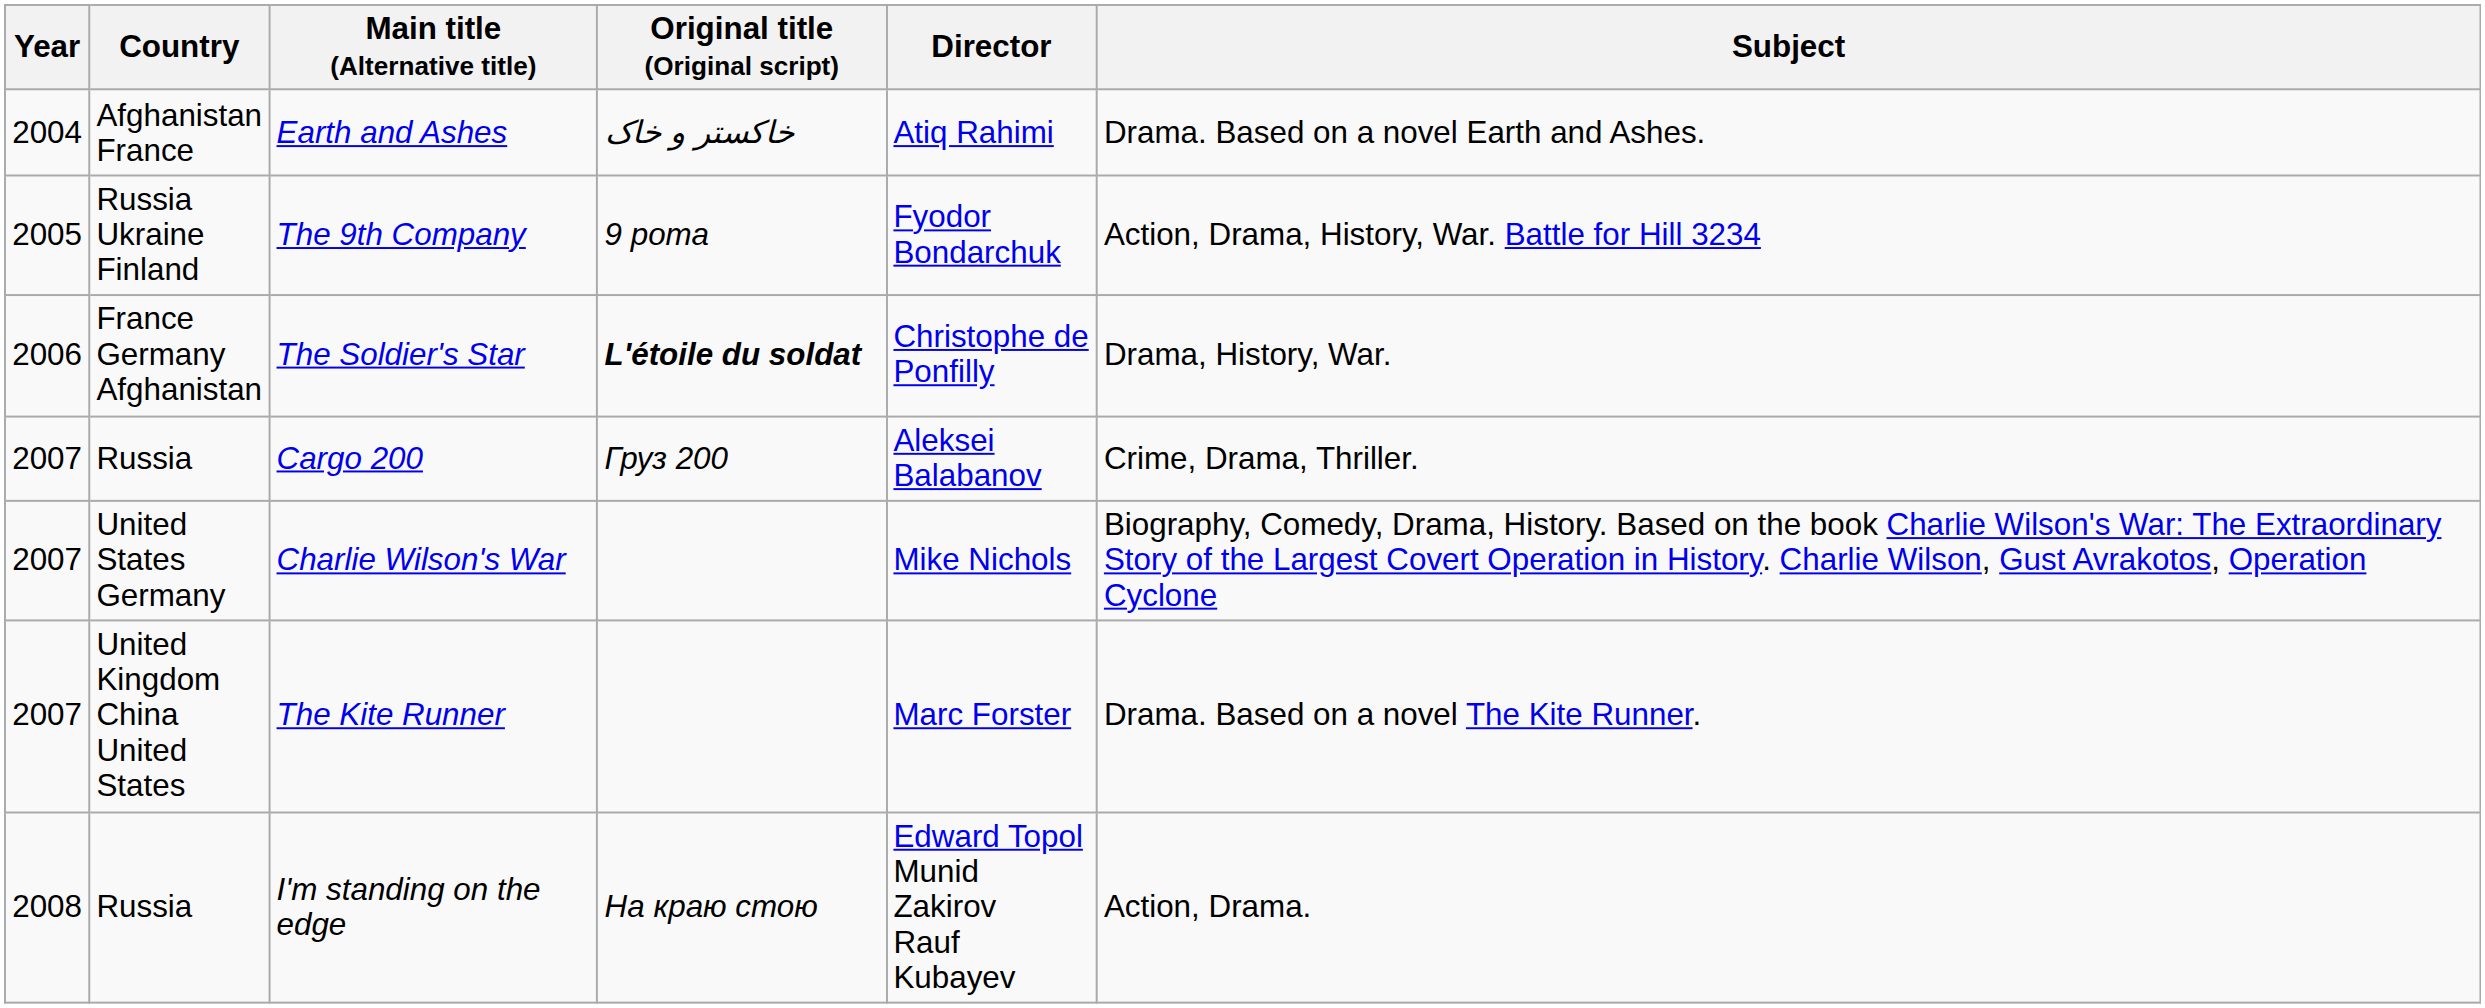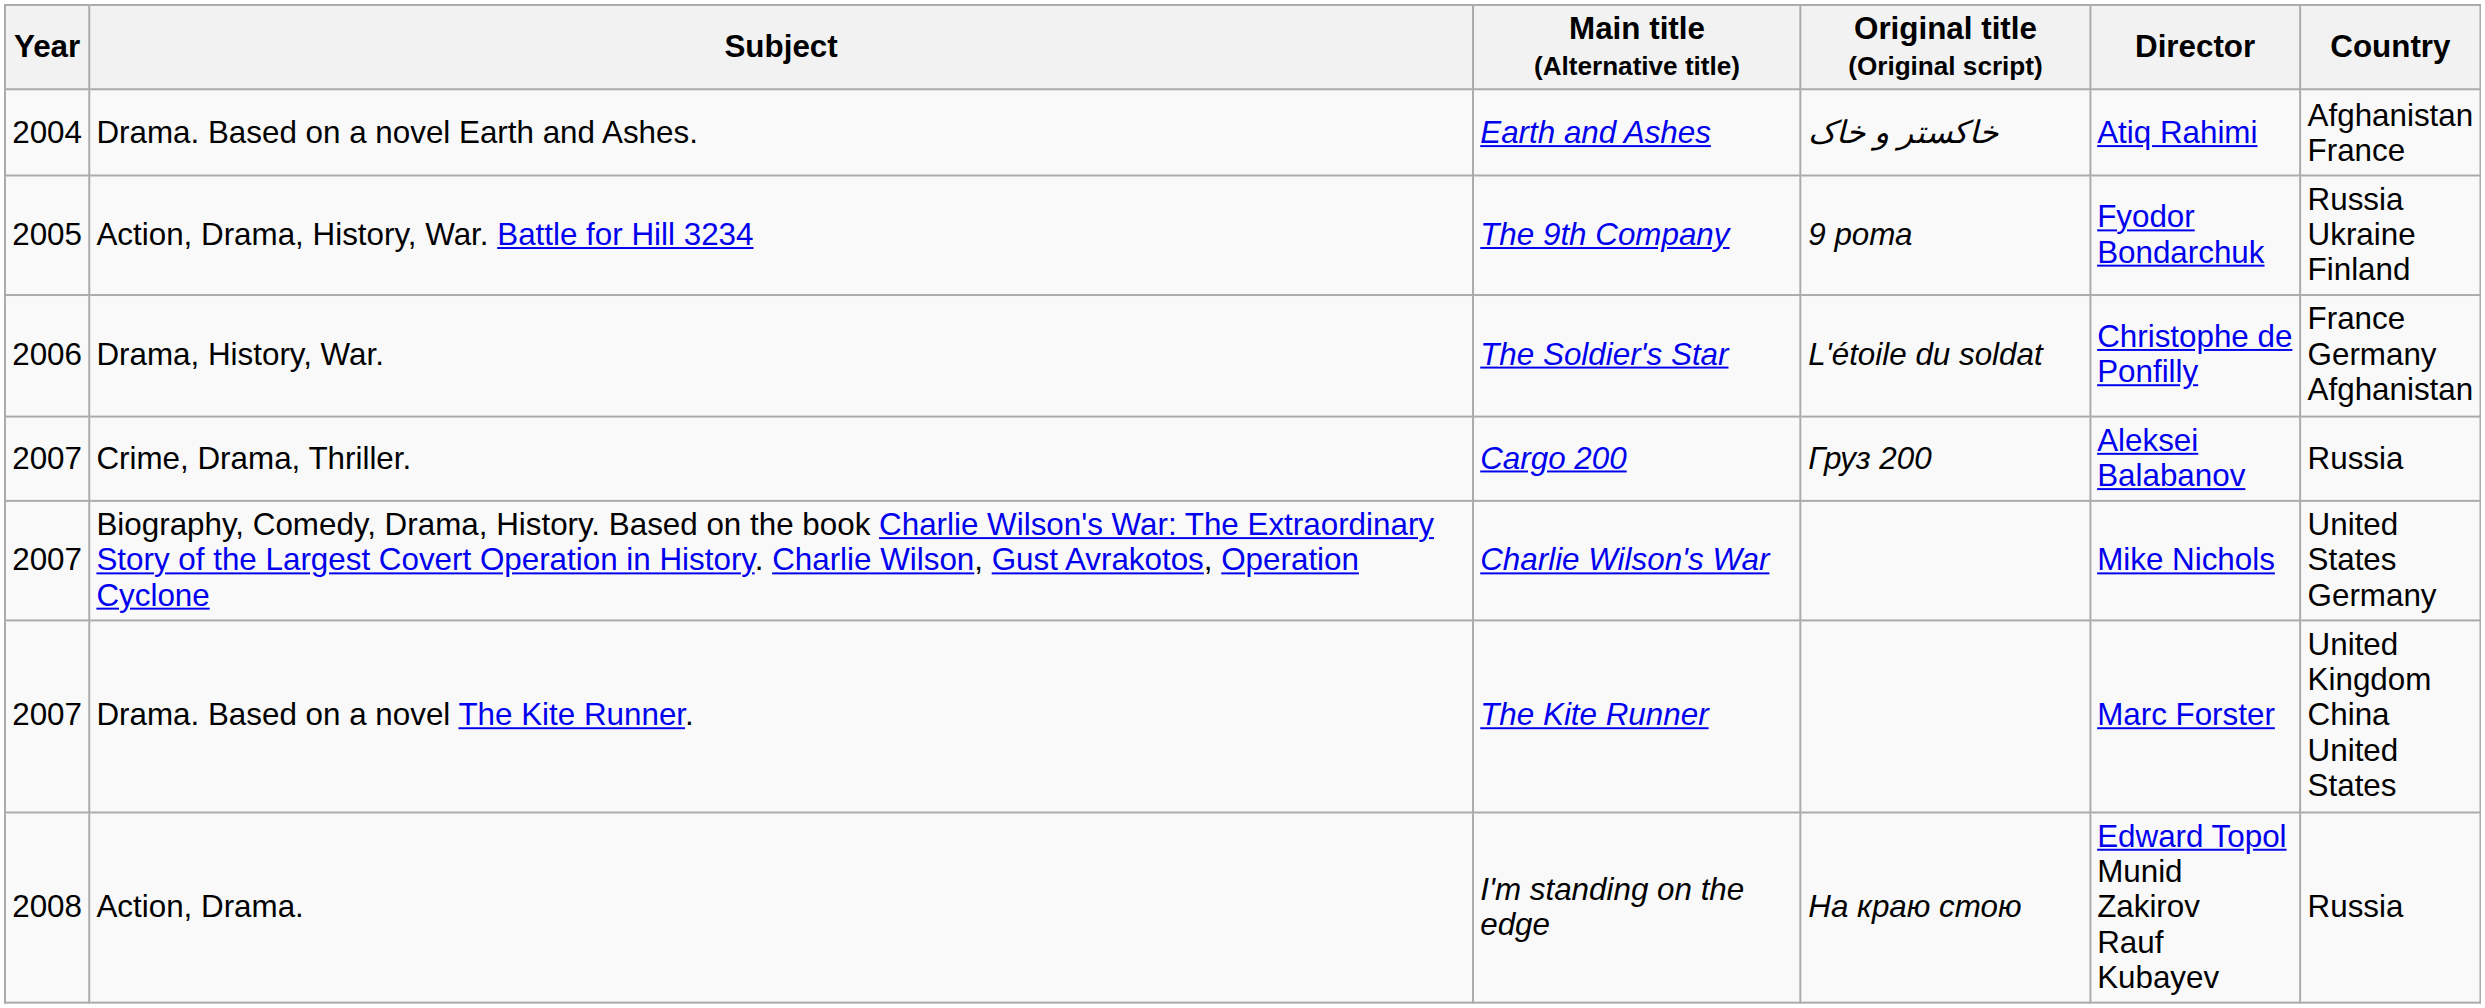columns swapped: (179, 47) <-> (1789, 47)
(733, 354) bold -> (1925, 354) normal
